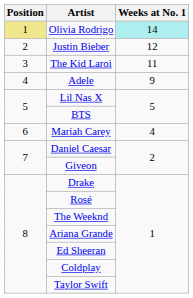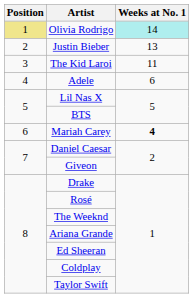(152, 47) 12 -> (152, 47) 13
(152, 81) 9 -> (152, 81) 6
(152, 132) normal -> (152, 132) bold
